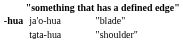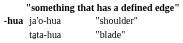(110, 21) "blade" -> (117, 21) "shoulder"
(117, 34) "shoulder" -> (110, 34) "blade"
